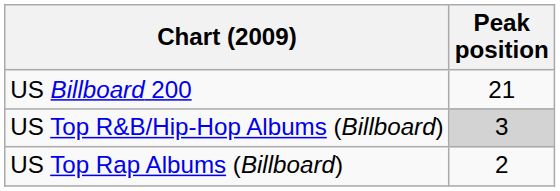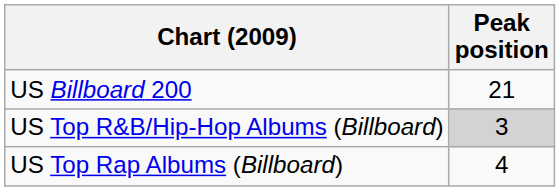(502, 165) 2 -> (502, 165) 4
